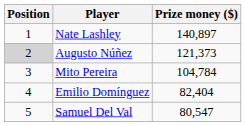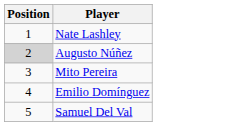- column: (197, 14)
